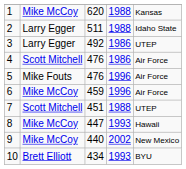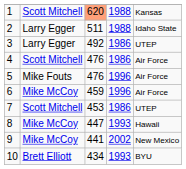(50, 12) Mike McCoy -> (52, 12) Scott Mitchell
(95, 12) no background -> (95, 12) lightsalmon background
(95, 108) 451 -> (95, 108) 453
(120, 108) 1988 -> (120, 108) 1986
(95, 140) 440 -> (95, 140) 441
